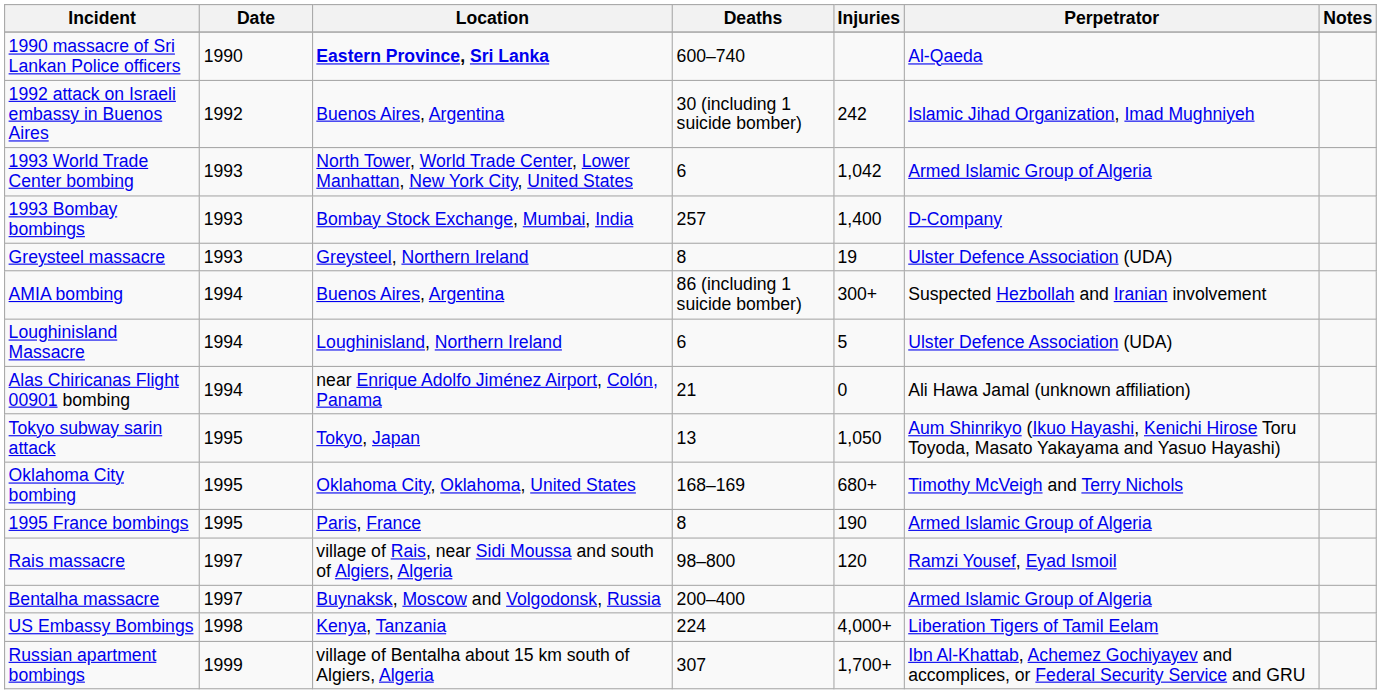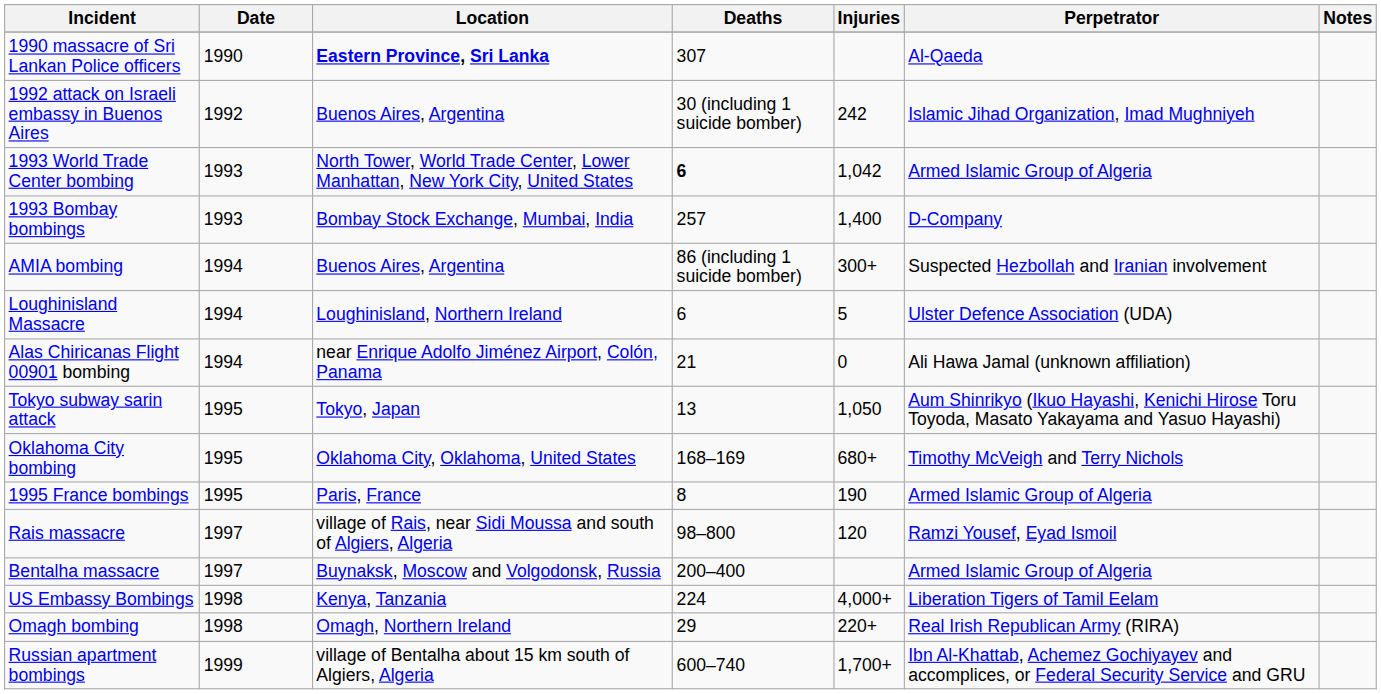(711, 56) 600–740 -> (691, 56) 307
(681, 171) normal -> (681, 171) bold
- row: (87, 257)
+ row: (74, 627)
(691, 664) 307 -> (711, 664) 600–740
